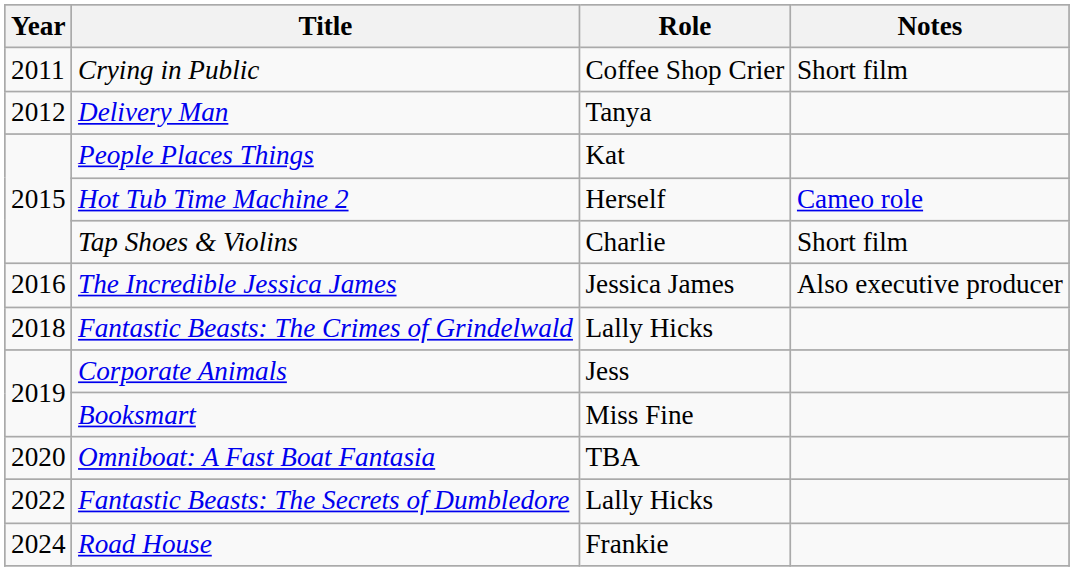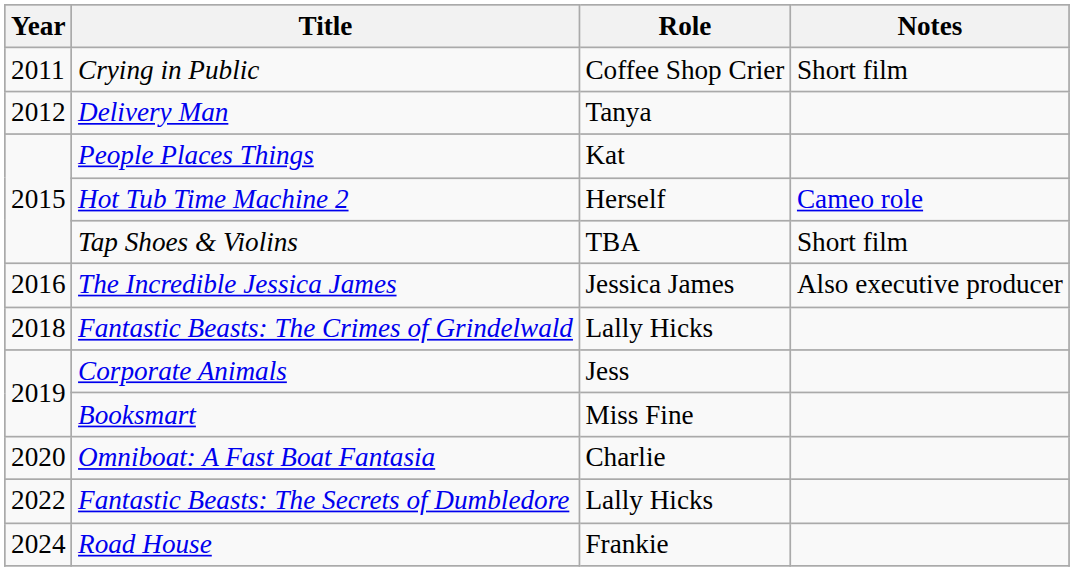(626, 241) Charlie -> (613, 241) TBA
(613, 457) TBA -> (626, 457) Charlie
